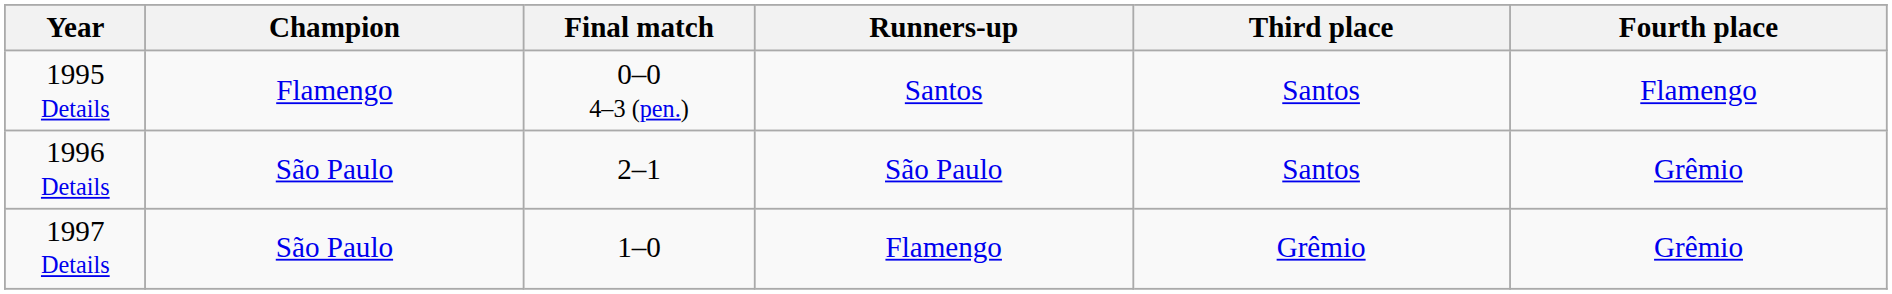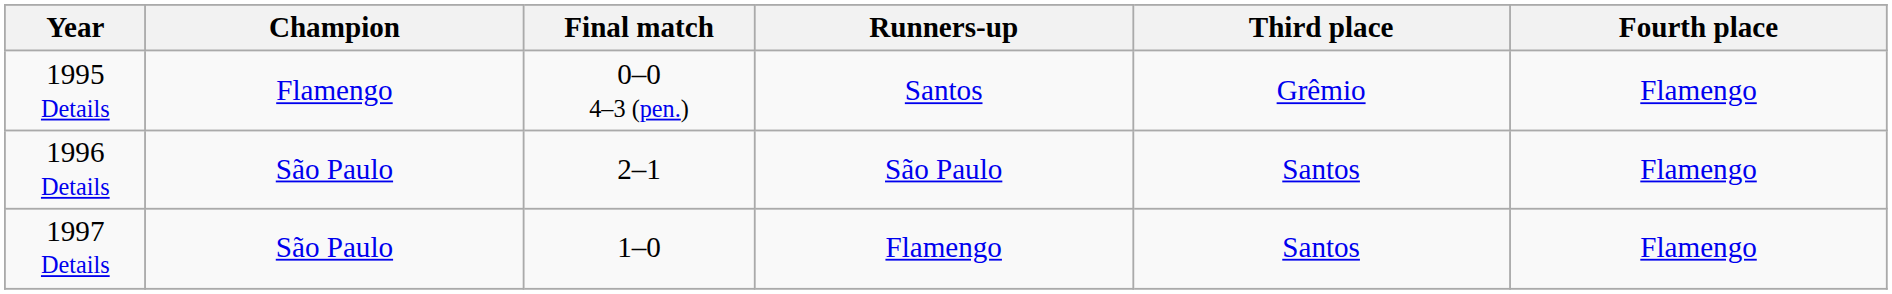(1321, 90) Santos -> (1321, 90) Grêmio
(1699, 169) Grêmio -> (1699, 169) Flamengo
(1321, 248) Grêmio -> (1321, 248) Santos
(1699, 248) Grêmio -> (1699, 248) Flamengo
